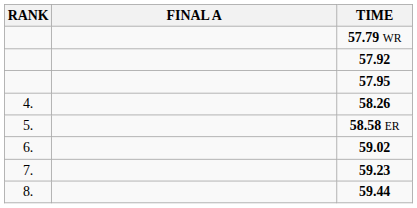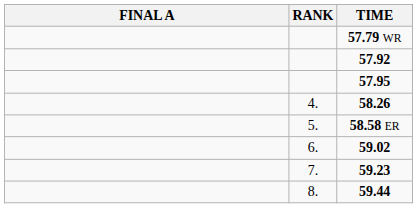columns swapped: (28, 15) <-> (194, 15)
